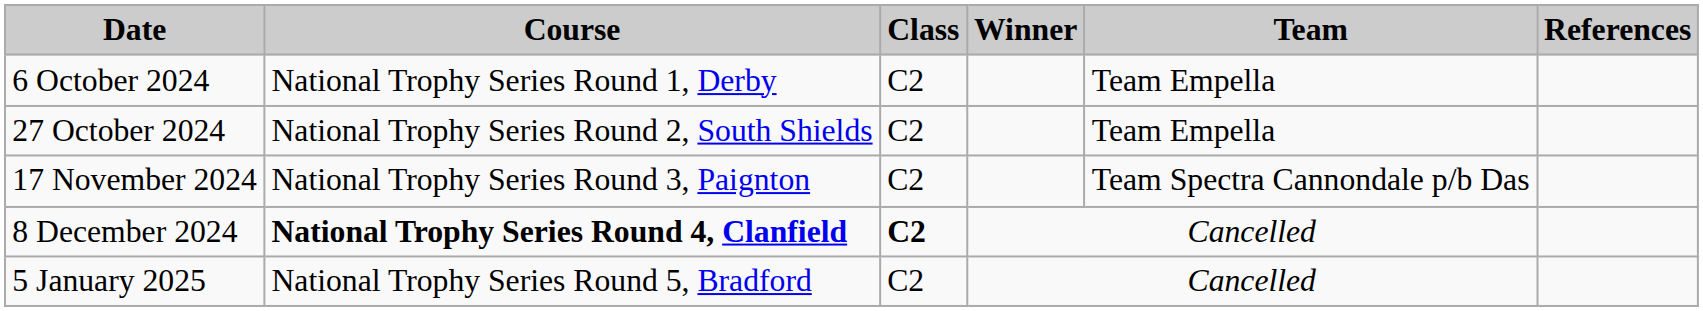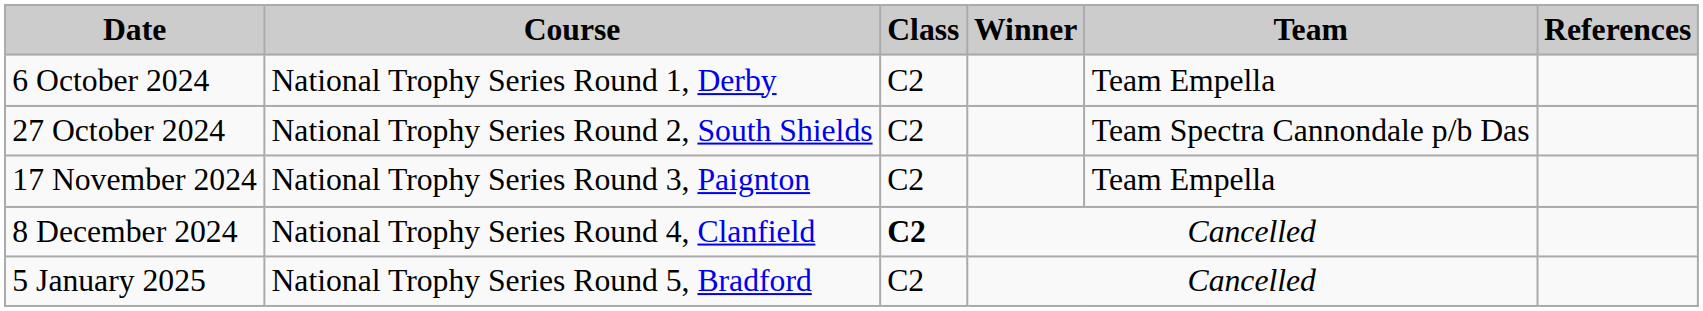(1184, 130) Team Empella -> (1311, 130) Team Spectra Cannondale p/b Das
(1311, 180) Team Spectra Cannondale p/b Das -> (1184, 180) Team Empella
(559, 230) bold -> (543, 230) normal
